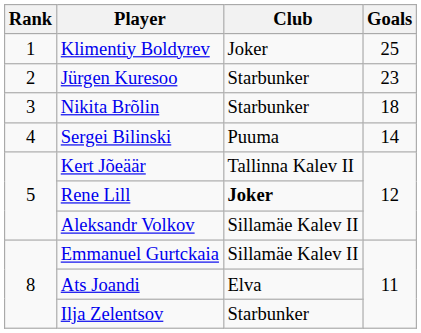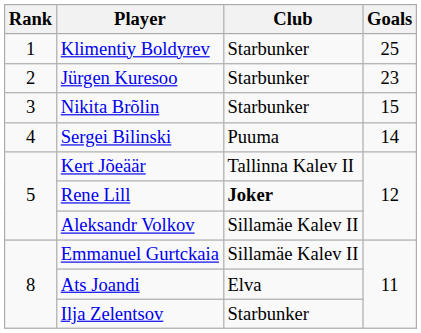(248, 48) Joker -> (268, 48) Starbunker
(390, 107) 18 -> (390, 107) 15
